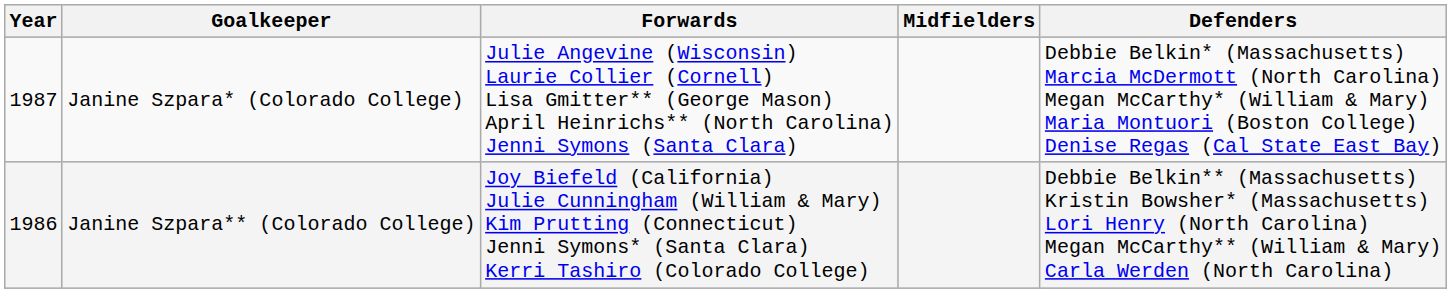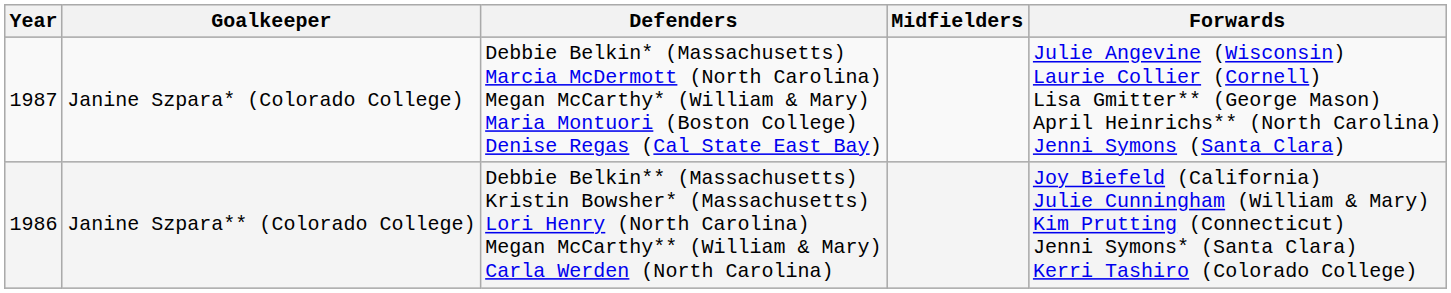columns swapped: (1243, 21) <-> (689, 21)
